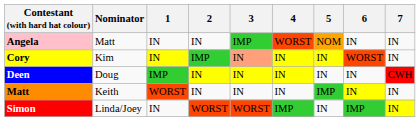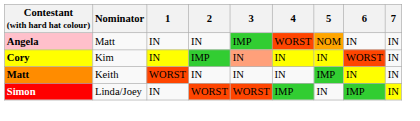- row: (18, 74)
